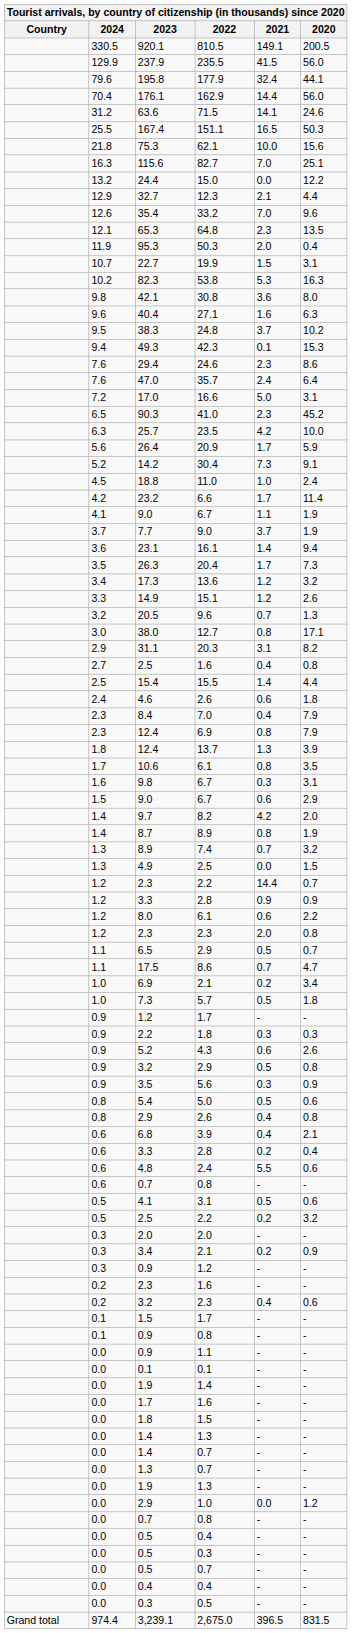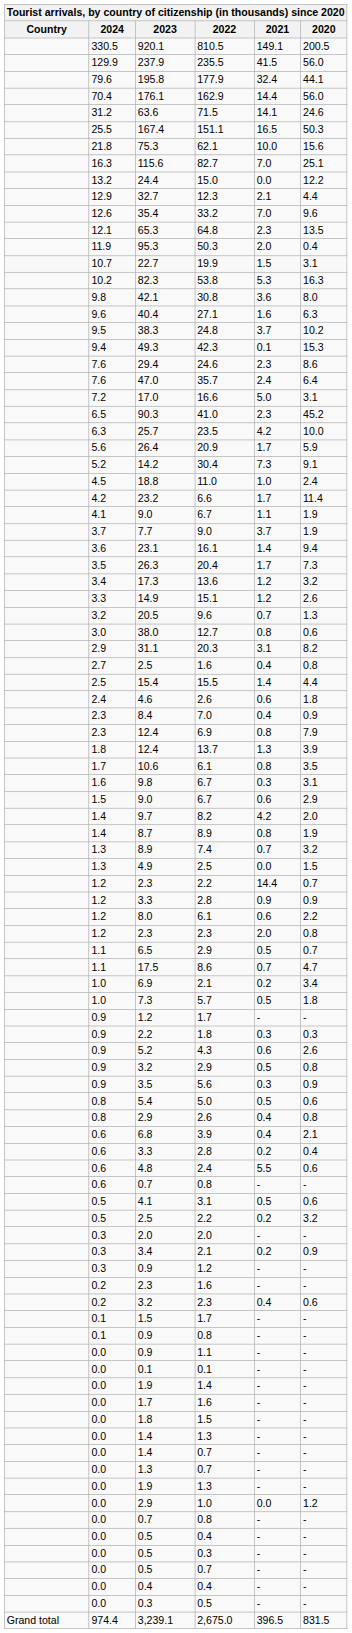(313, 632) 17.1 -> (310, 632) 0.6
(310, 716) 7.9 -> (310, 716) 0.9
